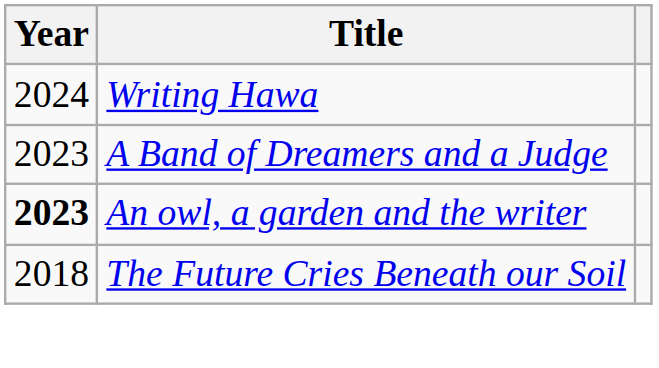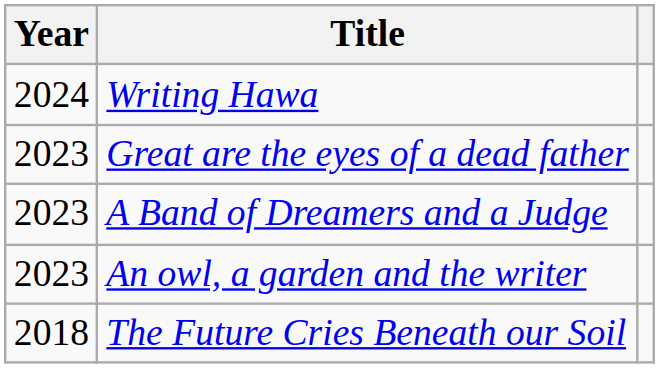+ row: (368, 153)
(51, 213) bold -> (51, 272) normal
